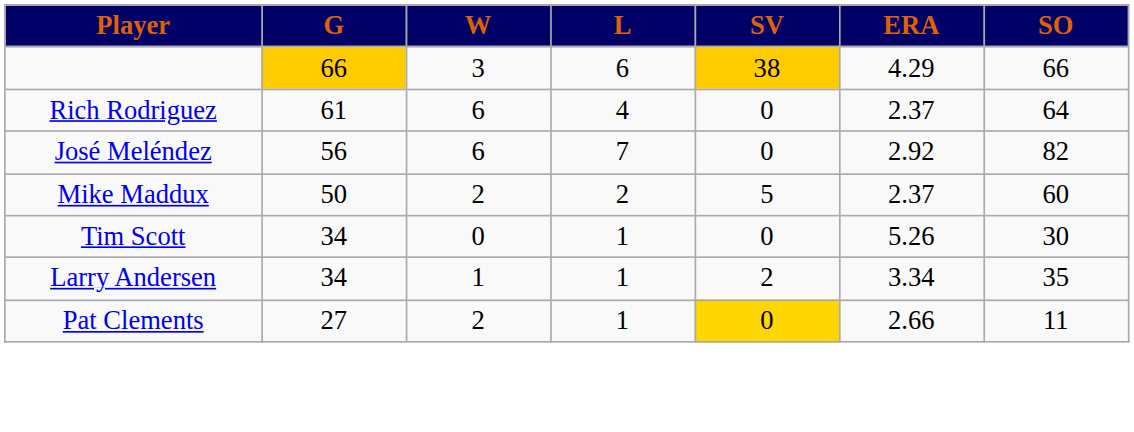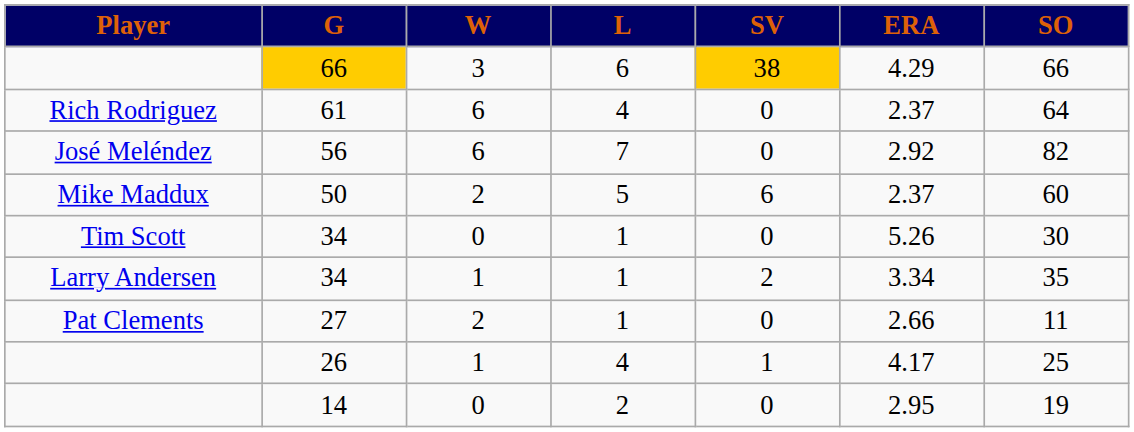(623, 194) 2 -> (623, 194) 5
(767, 194) 5 -> (767, 194) 6
(767, 320) gold background -> (767, 320) no background
+ row: (133, 363)
+ row: (133, 405)
